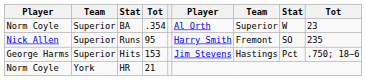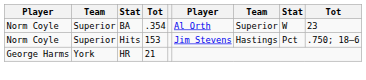- row: (130, 40)
(38, 54) George Harms -> (33, 40) Norm Coyle
(33, 68) Norm Coyle -> (38, 54) George Harms
